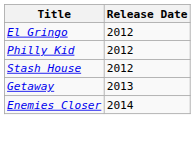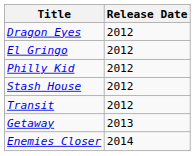+ row: (44, 32)
+ row: (31, 105)
